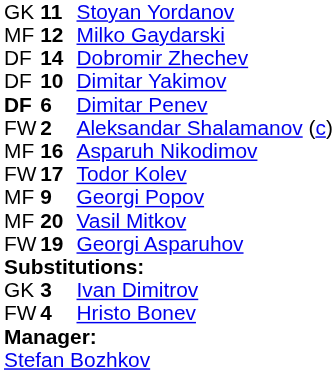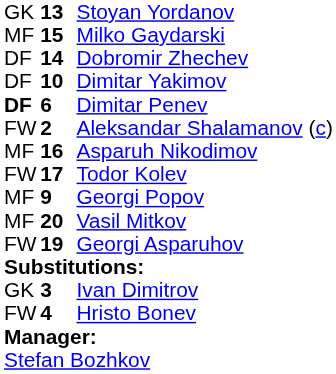(51, 12) 11 -> (52, 12) 13
(52, 35) 12 -> (52, 35) 15
